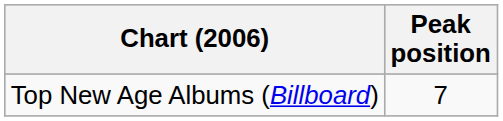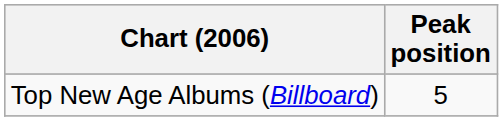(441, 94) 7 -> (441, 94) 5
